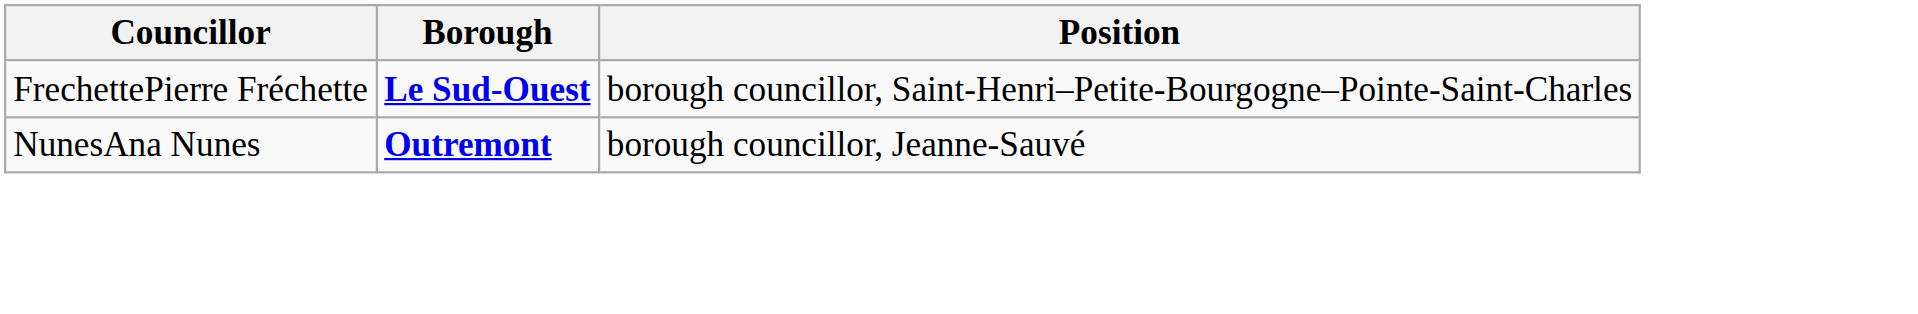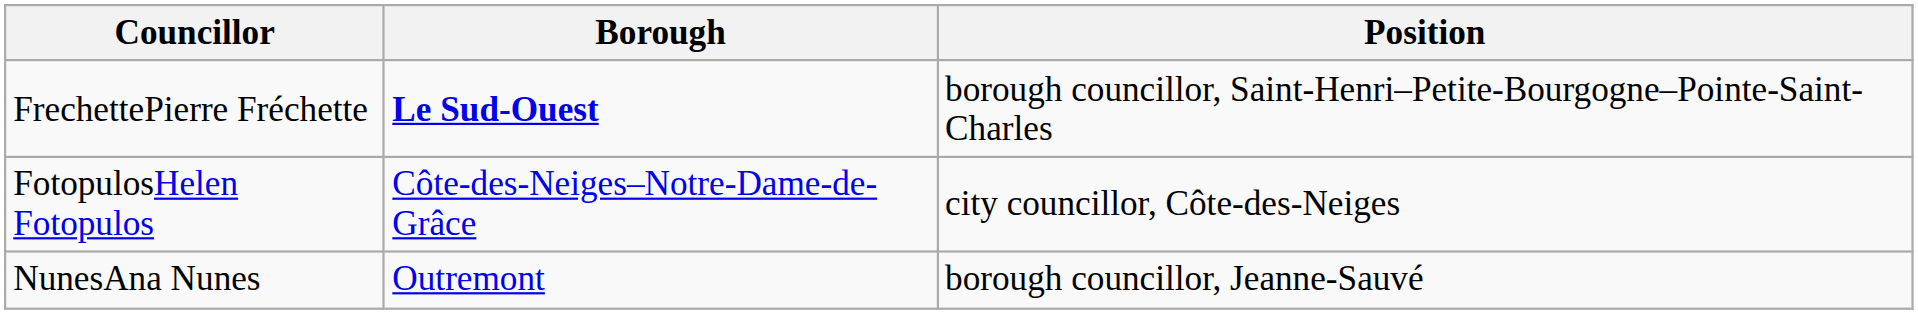+ row: (126, 203)
(468, 144) bold -> (469, 279) normal
